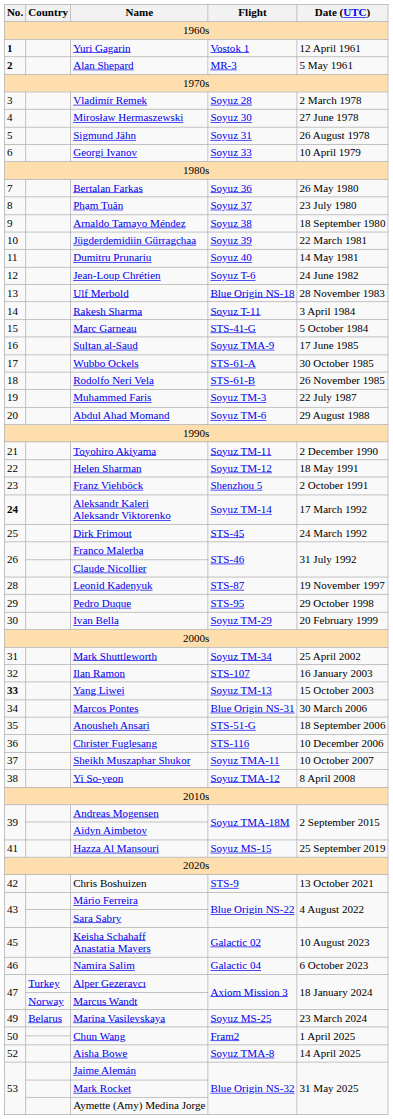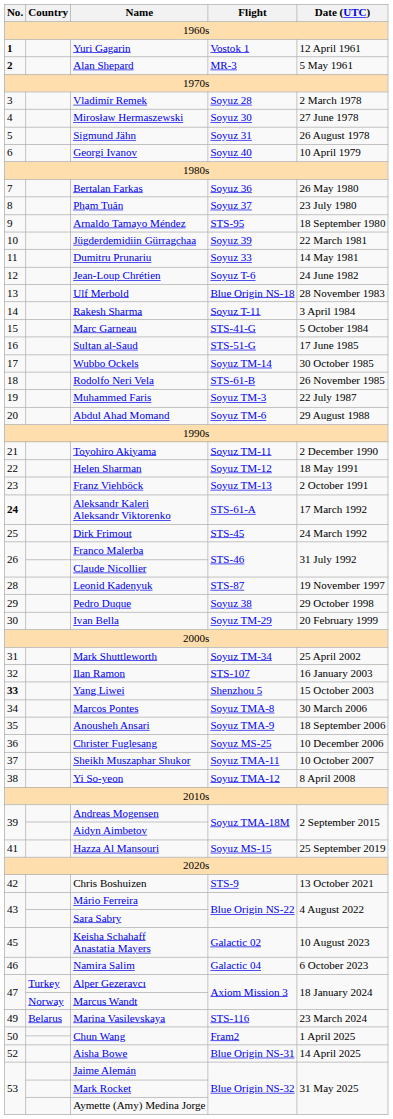(231, 153) Soyuz 33 -> (231, 153) Soyuz 40
(231, 223) Soyuz 38 -> (227, 223) STS-95
(231, 258) Soyuz 40 -> (231, 258) Soyuz 33
(242, 345) Soyuz TMA-9 -> (233, 345) STS-51-G
(233, 363) STS-61-A -> (241, 363) Soyuz TM-14
(236, 485) Shenzhou 5 -> (241, 485) Soyuz TM-13
(241, 509) Soyuz TM-14 -> (233, 509) STS-61-A
(227, 603) STS-95 -> (231, 603) Soyuz 38
(241, 691) Soyuz TM-13 -> (236, 691) Shenzhou 5
(252, 708) Blue Origin NS-31 -> (242, 708) Soyuz TMA-8
(233, 726) STS-51-G -> (242, 726) Soyuz TMA-9
(230, 743) STS-116 -> (241, 743) Soyuz MS-25
(241, 1018) Soyuz MS-25 -> (230, 1018) STS-116
(242, 1053) Soyuz TMA-8 -> (252, 1053) Blue Origin NS-31
